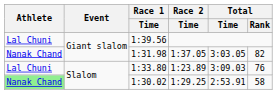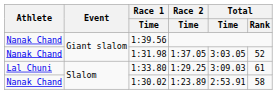(29, 39) Lal Chuni -> (34, 39) Nanak Chand
(260, 54) 82 -> (260, 54) 52
(188, 68) 1:23.89 -> (188, 68) 1:29.25
(260, 68) 76 -> (260, 68) 61
(34, 82) lightgreen background -> (34, 82) no background
(188, 82) 1:29.25 -> (188, 82) 1:23.89
